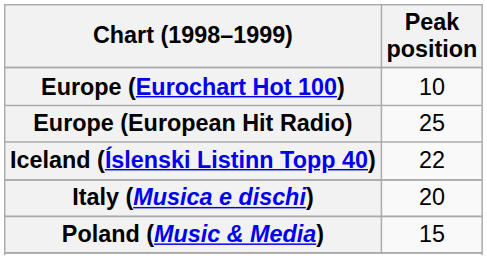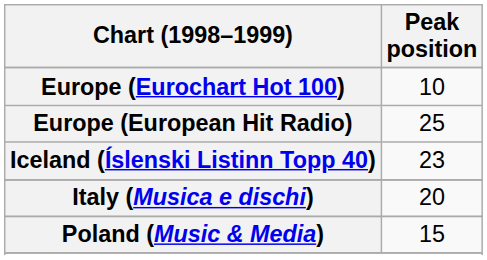(432, 160) 22 -> (432, 160) 23
